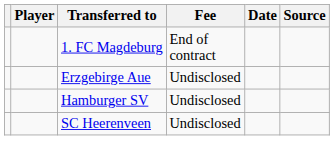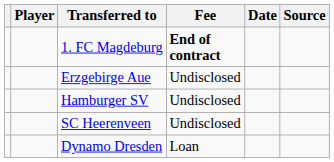(193, 46) normal -> (195, 46) bold
+ row: (112, 146)
